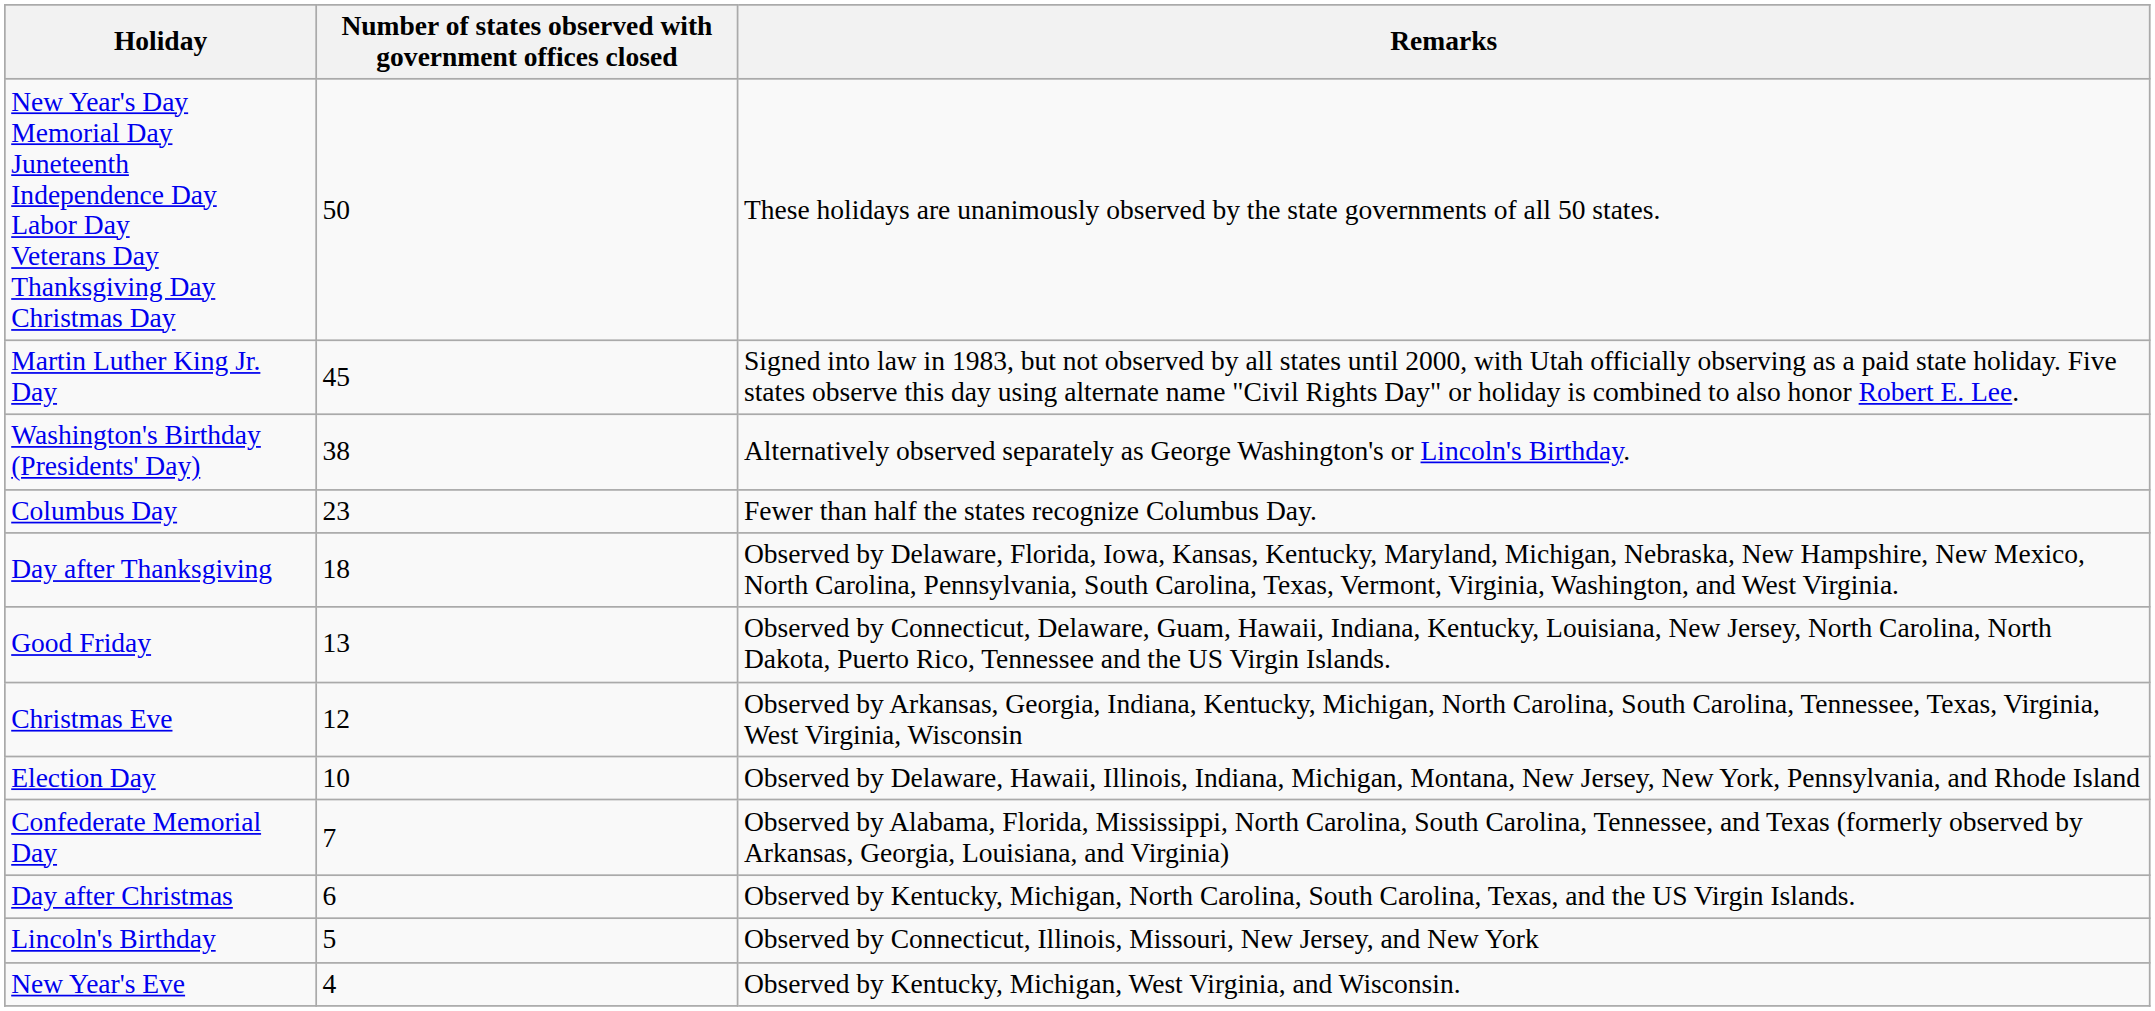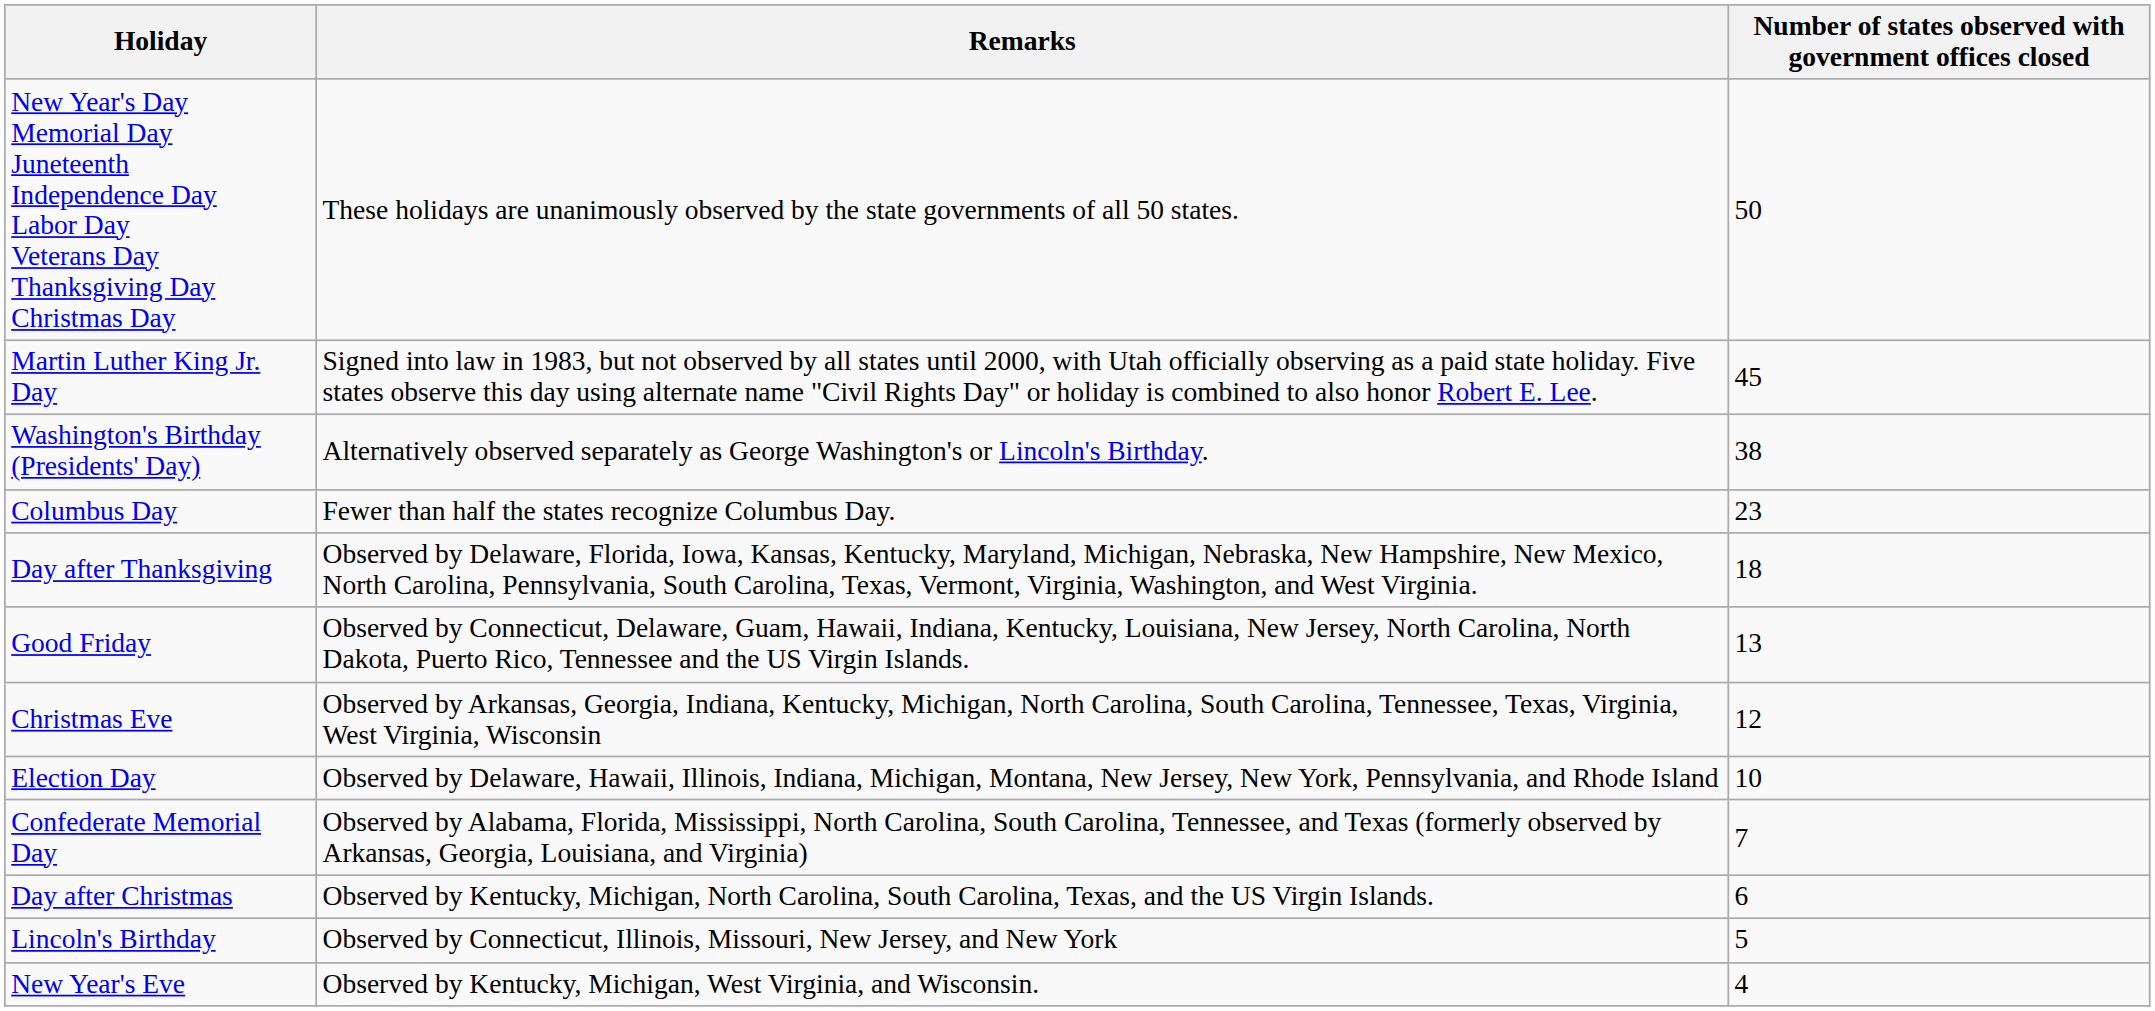columns swapped: (527, 41) <-> (1444, 41)
